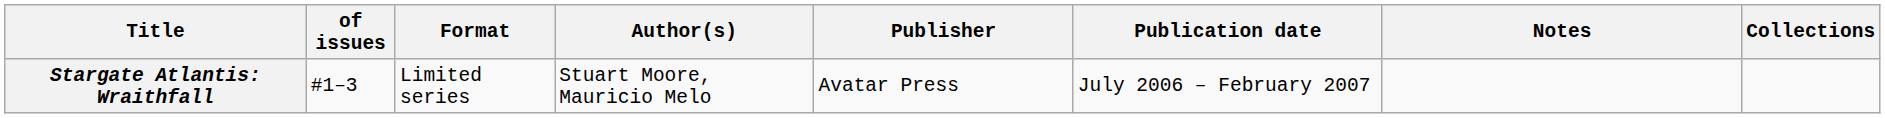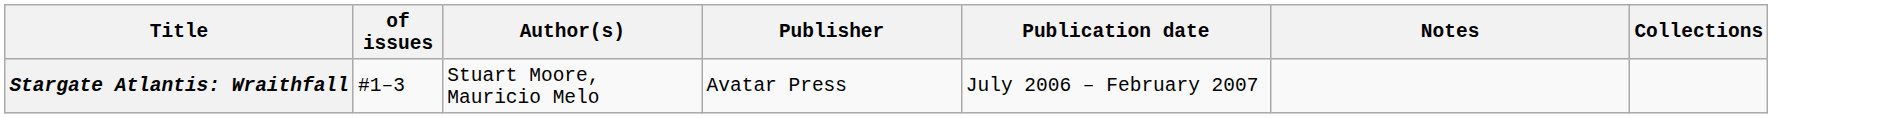- column: (475, 32)
